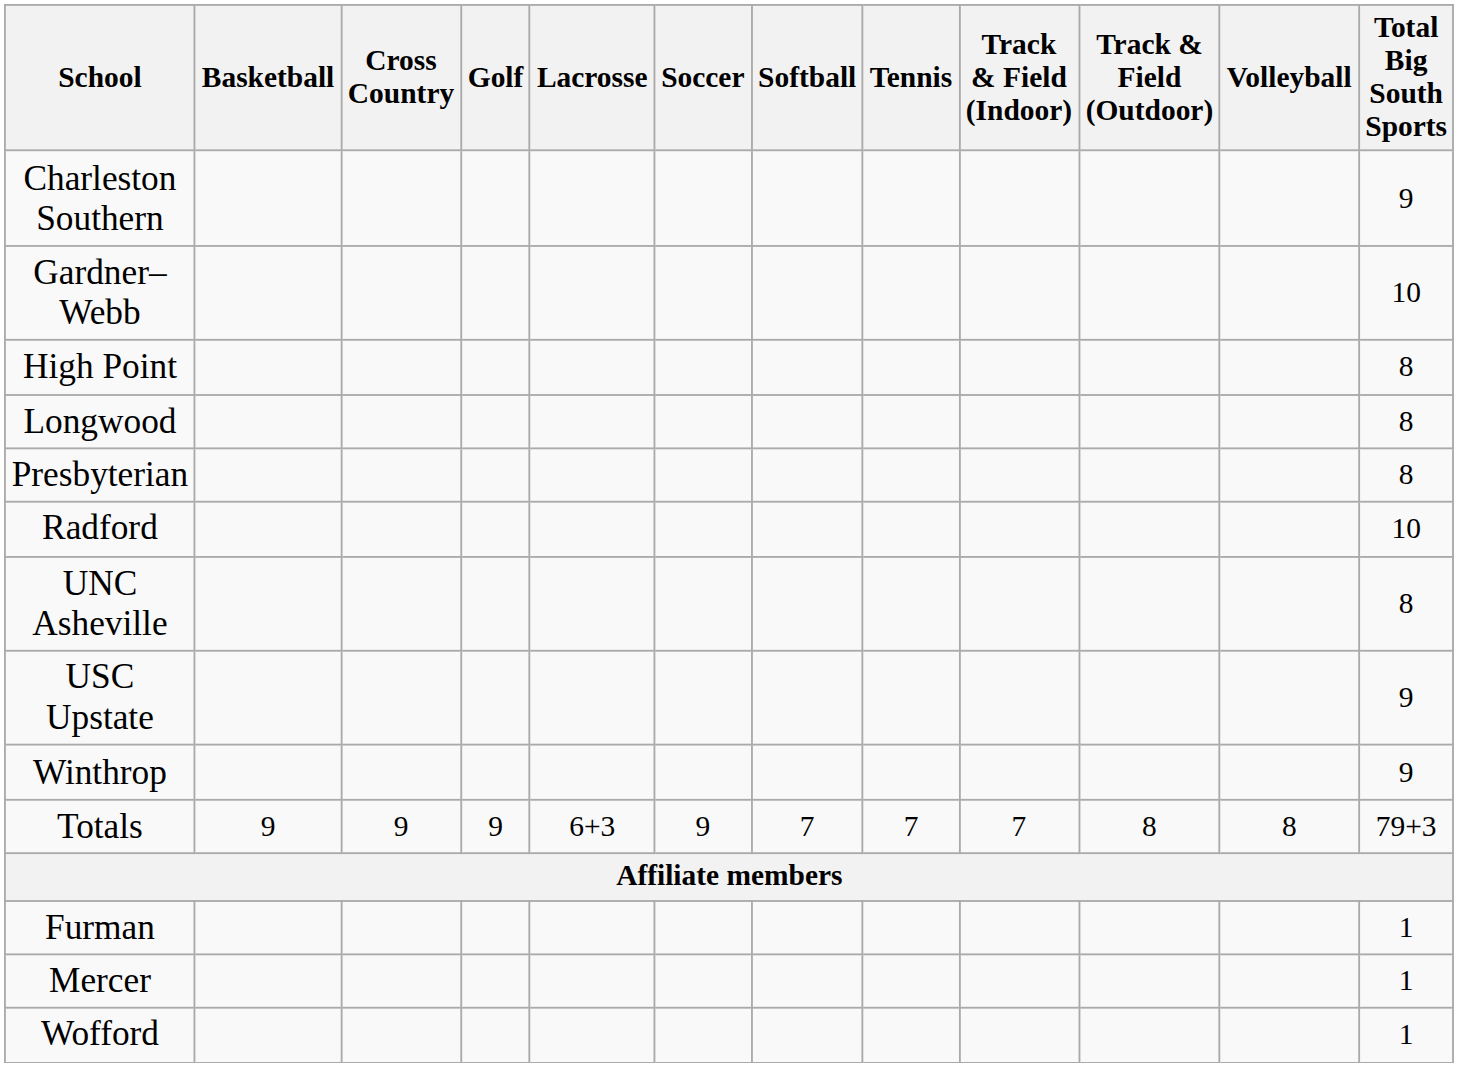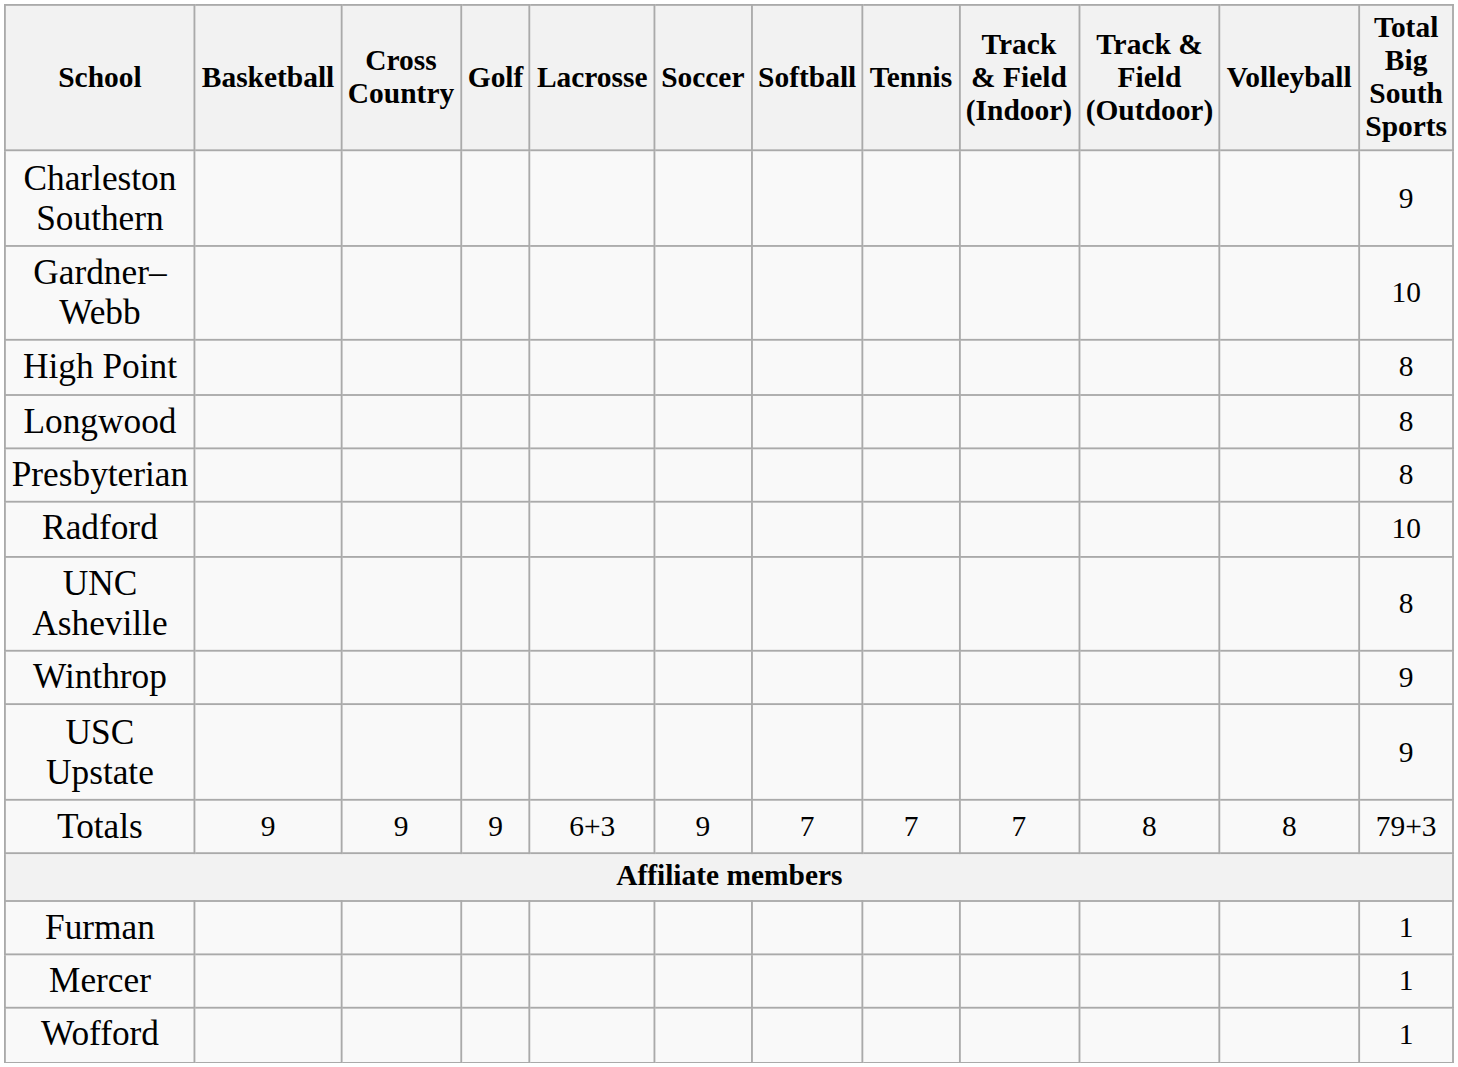rows swapped: (100, 697) <-> (100, 771)
